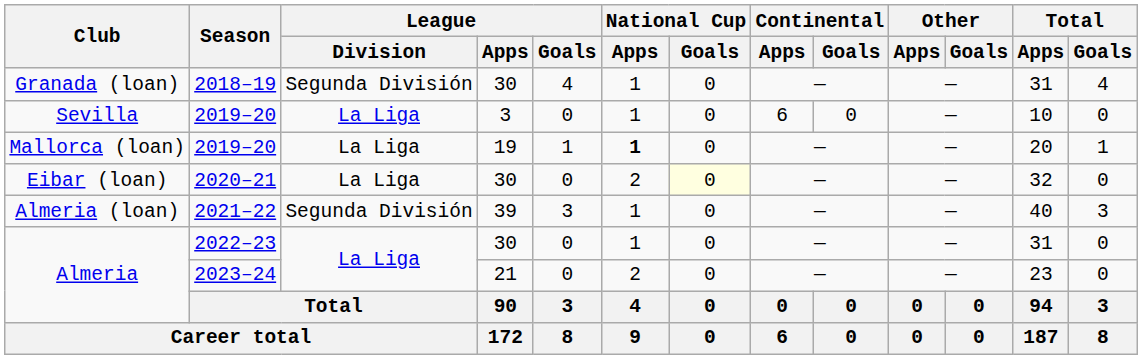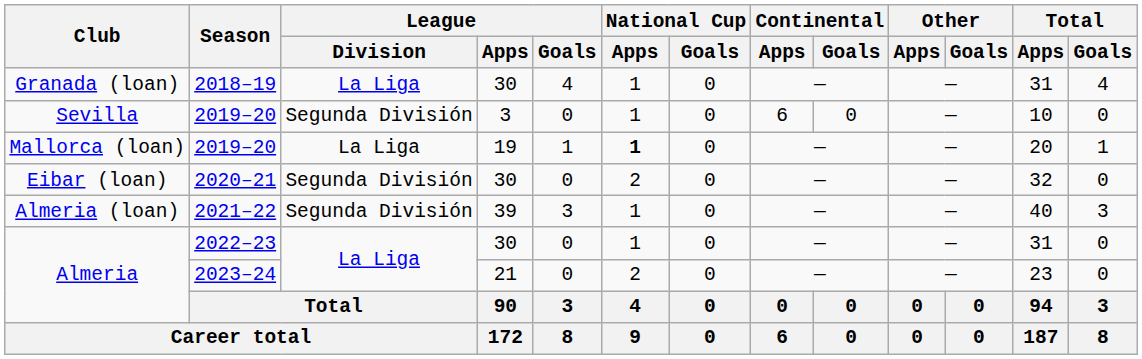(379, 84) Segunda División -> (379, 84) La Liga
(379, 116) La Liga -> (379, 116) Segunda División
(379, 180) La Liga -> (379, 180) Segunda División
(710, 180) lightyellow background -> (710, 180) no background
